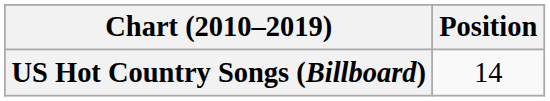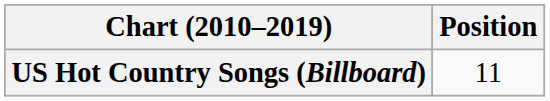(488, 72) 14 -> (488, 72) 11
